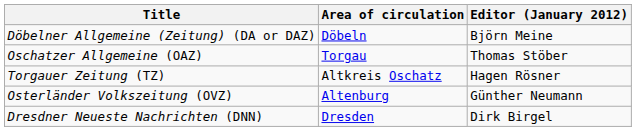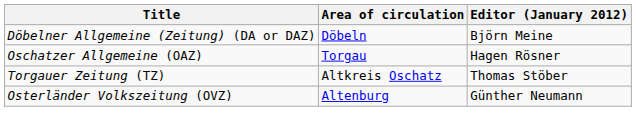(519, 55) Thomas Stöber -> (515, 55) Hagen Rösner
(515, 76) Hagen Rösner -> (519, 76) Thomas Stöber
- row: (135, 116)
